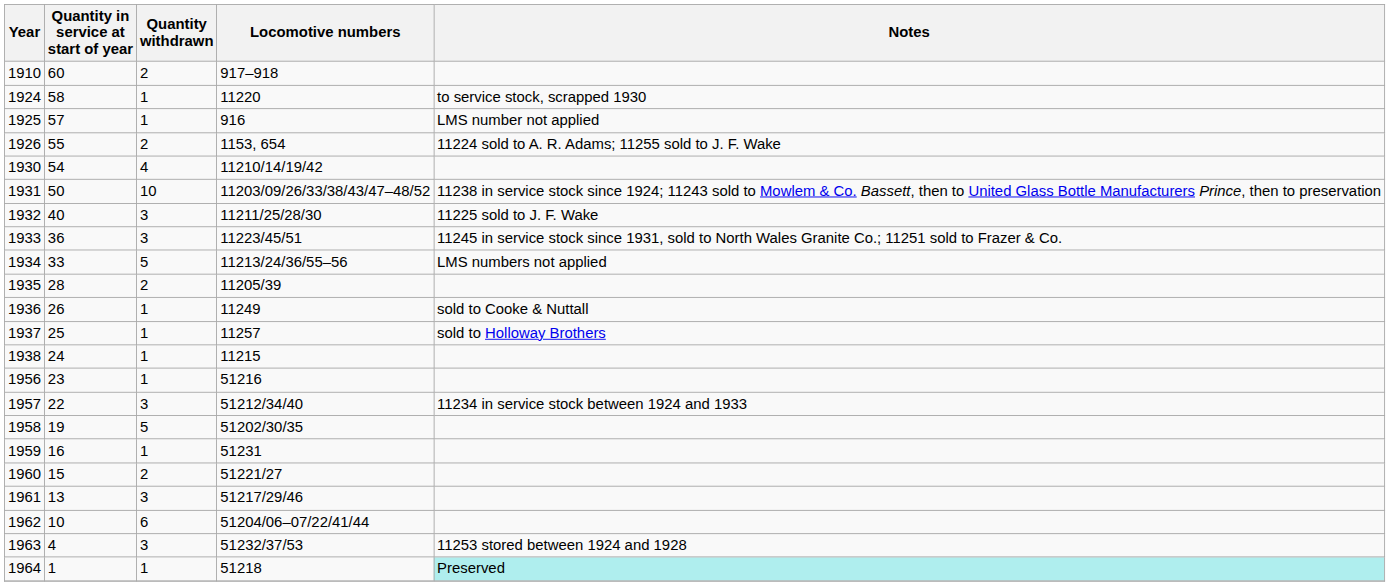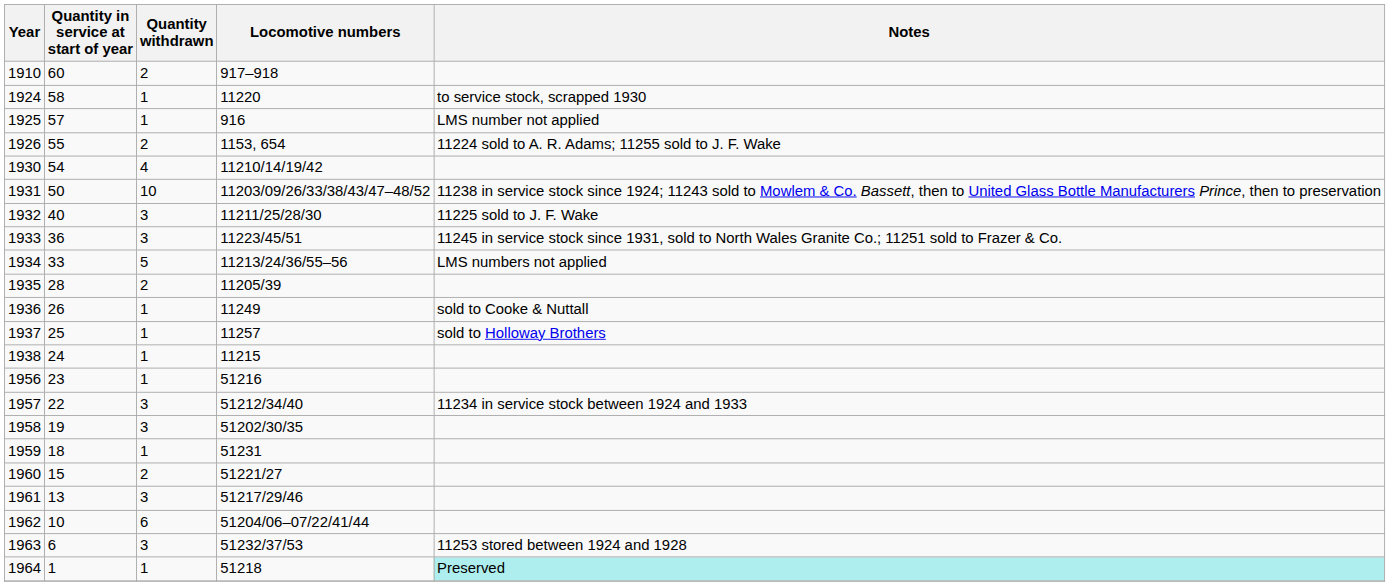(144, 427) 5 -> (144, 427) 3
(56, 450) 16 -> (56, 450) 18
(52, 545) 4 -> (52, 545) 6
